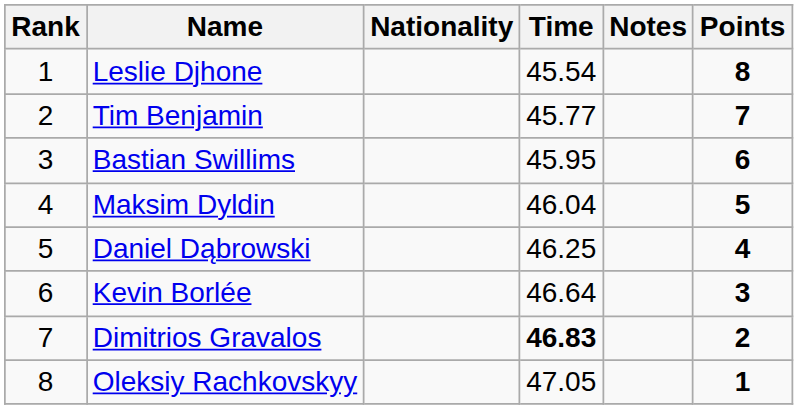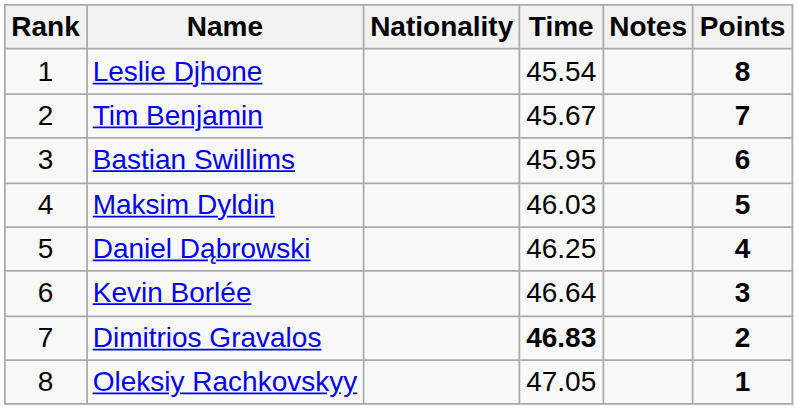(561, 115) 45.77 -> (561, 115) 45.67
(561, 204) 46.04 -> (561, 204) 46.03
